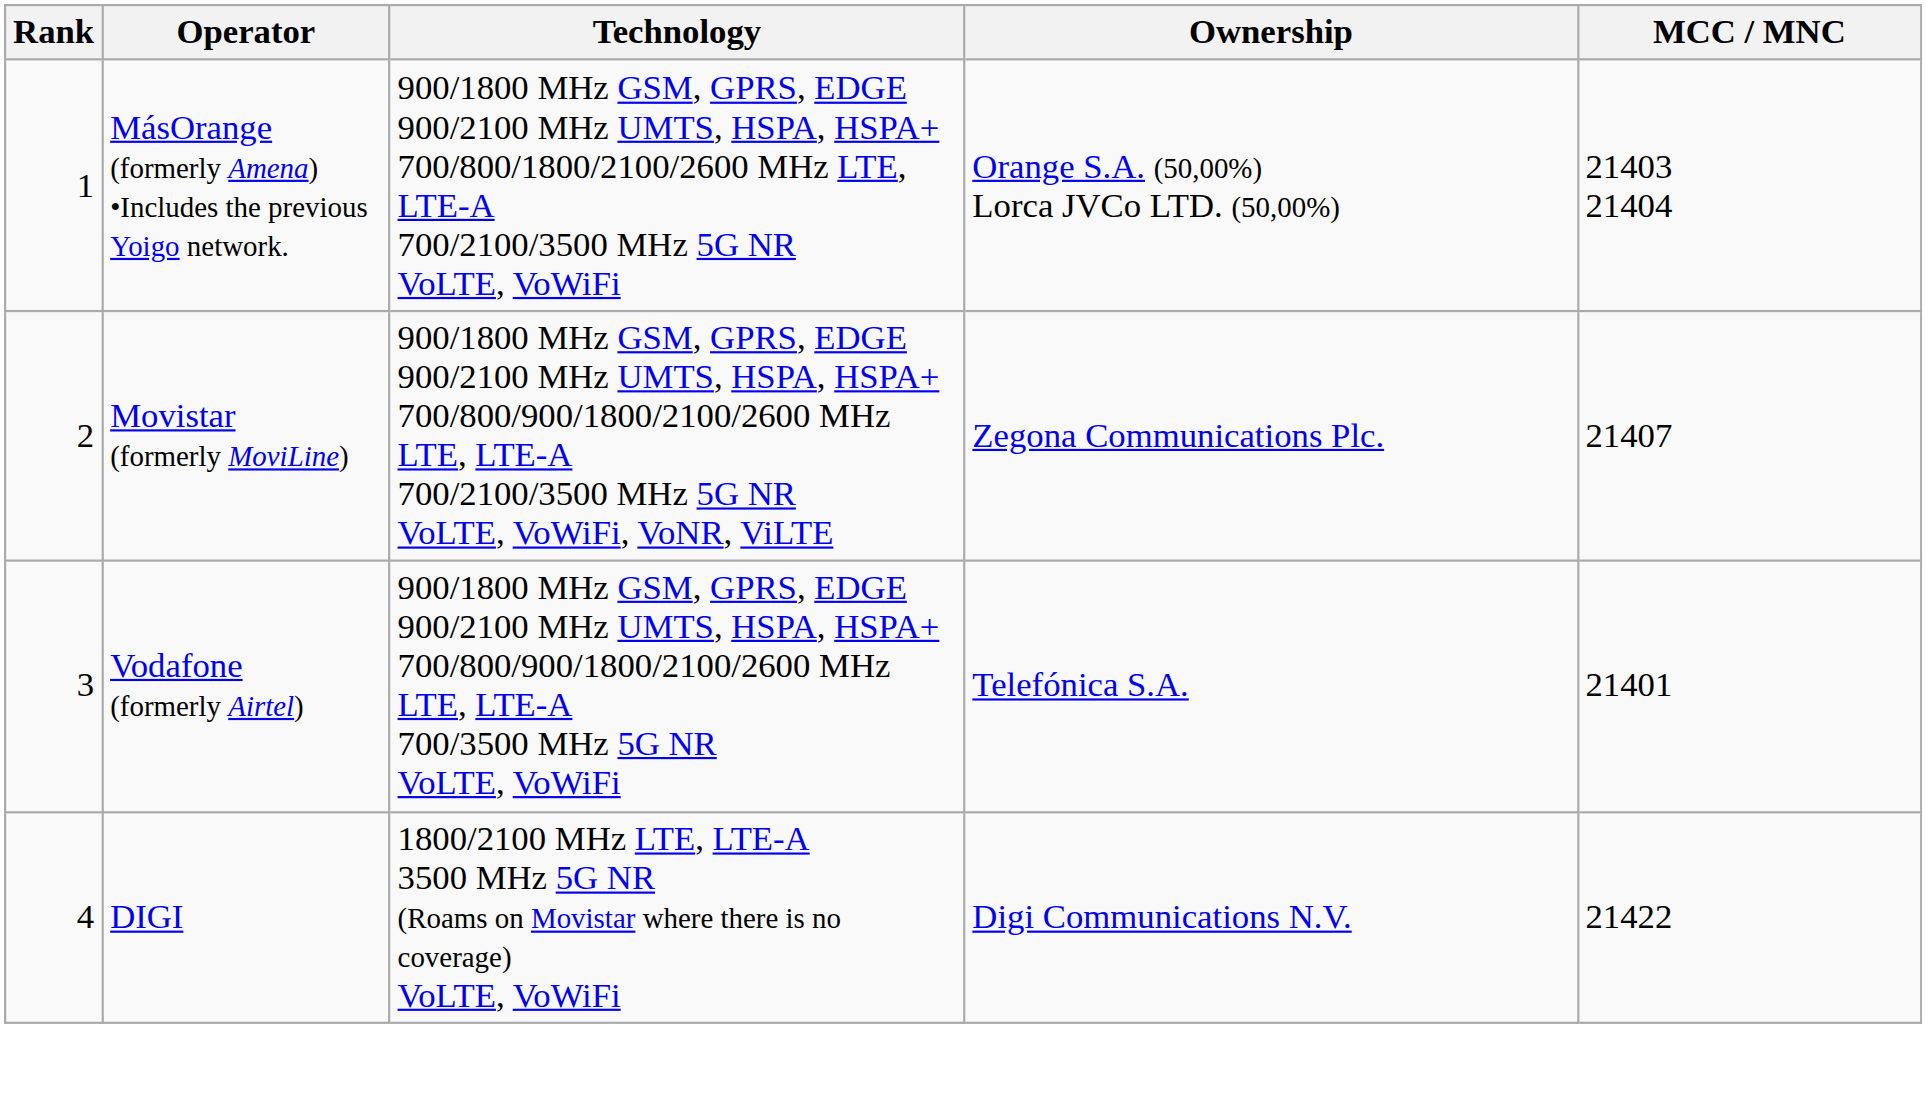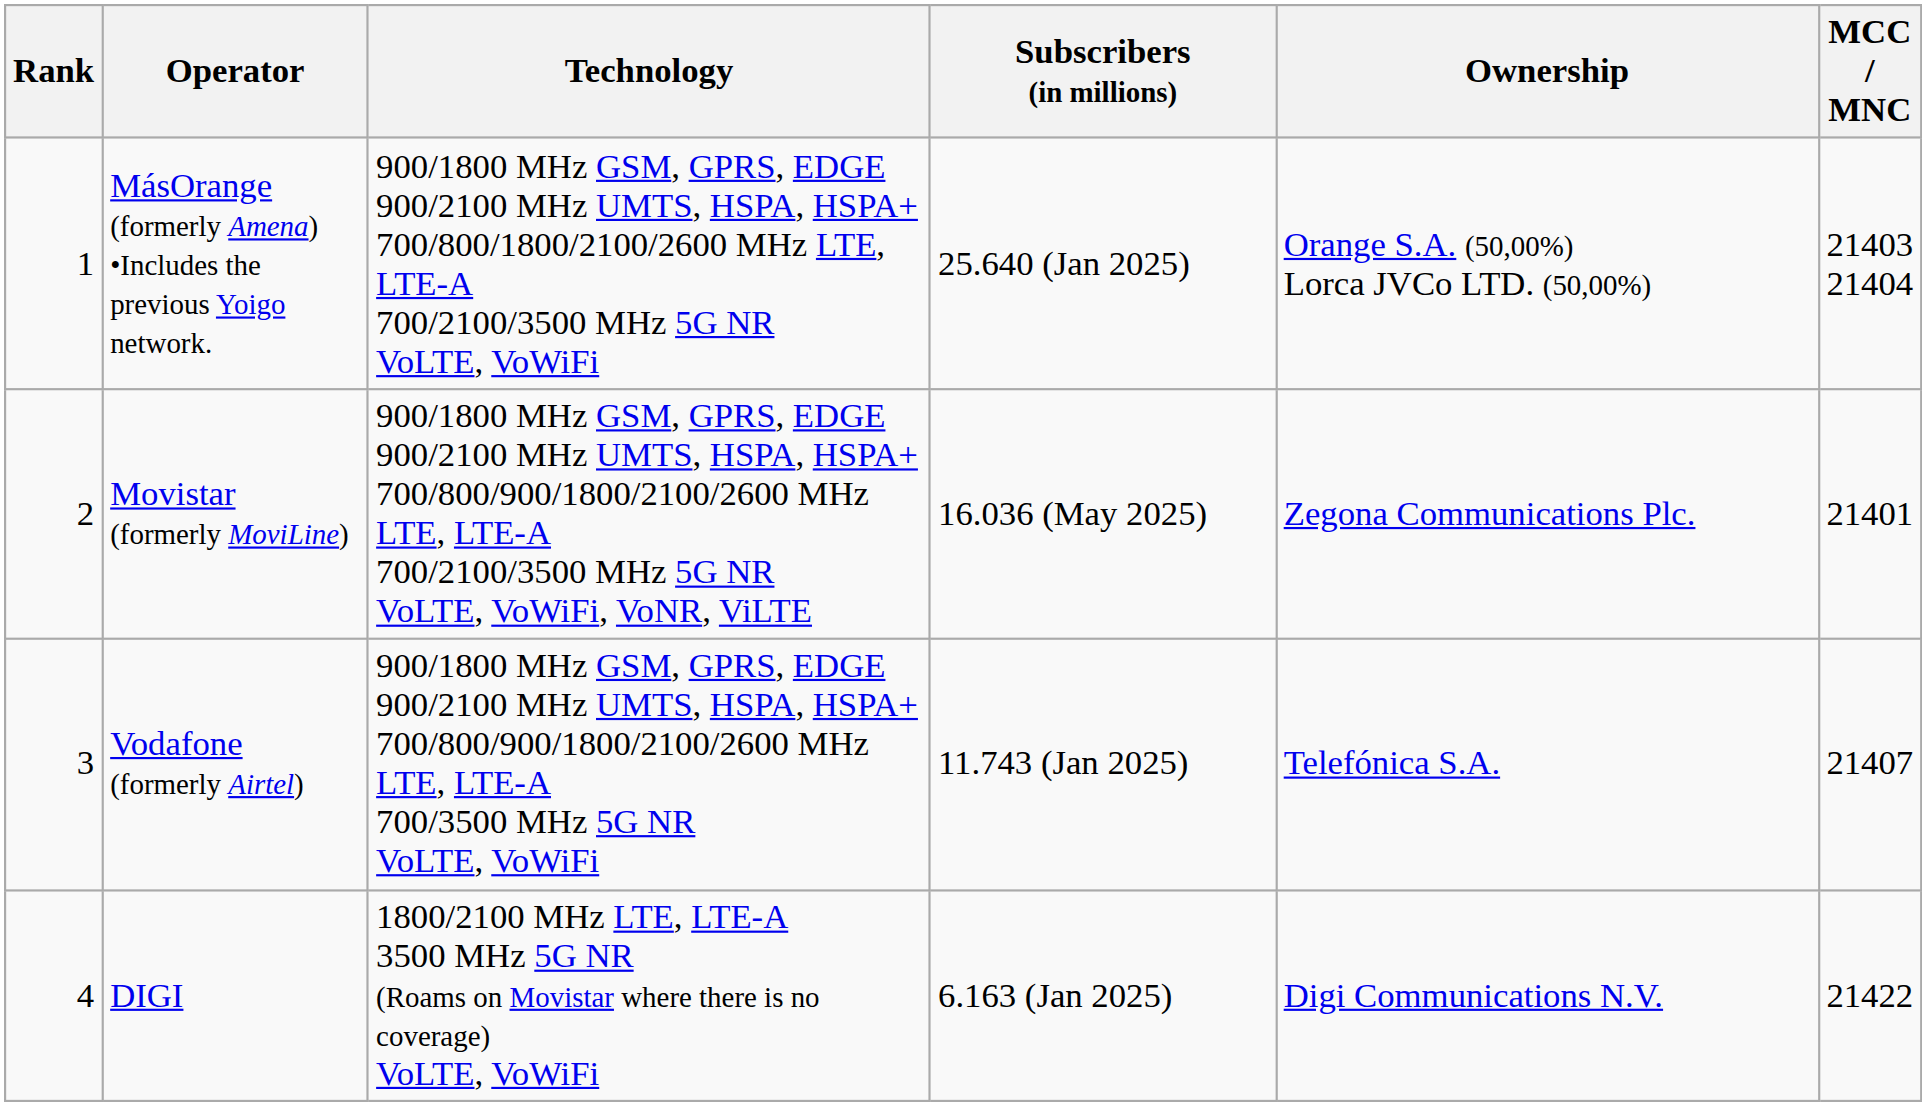+ column: (1103, 71)
(1629, 435) 21407 -> (1870, 513) 21401
(1629, 685) 21401 -> (1870, 763) 21407
